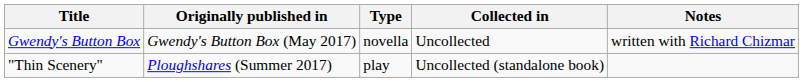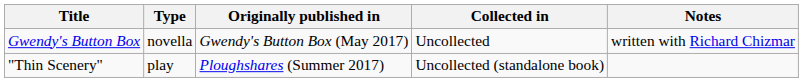columns swapped: (386, 16) <-> (252, 16)
